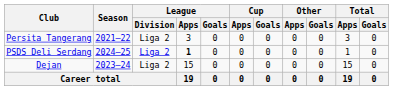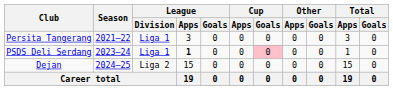(154, 38) Liga 2 -> (154, 38) Liga 1
(113, 52) 2024–25 -> (113, 52) 2023–24
(154, 52) Liga 2 -> (154, 52) Liga 1
(268, 52) no background -> (268, 52) pink background
(113, 65) 2023–24 -> (113, 65) 2024–25
